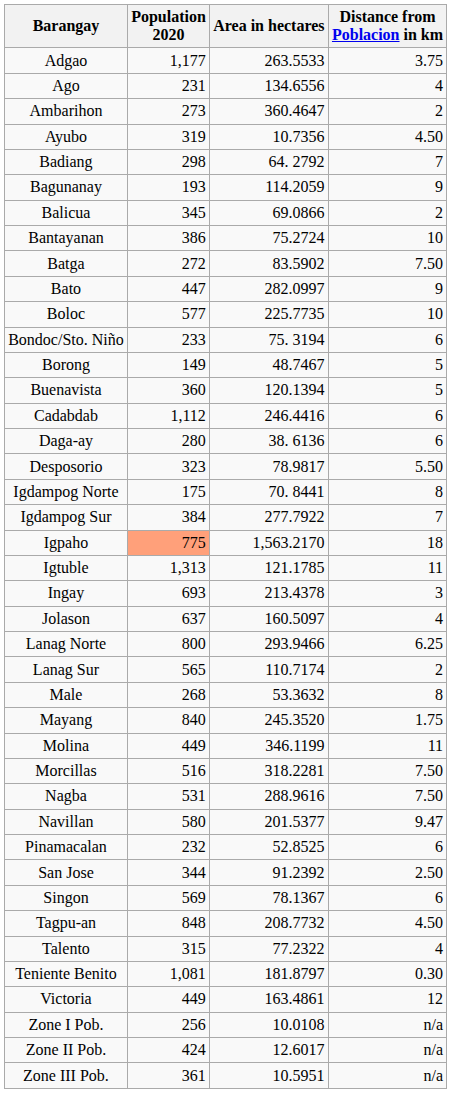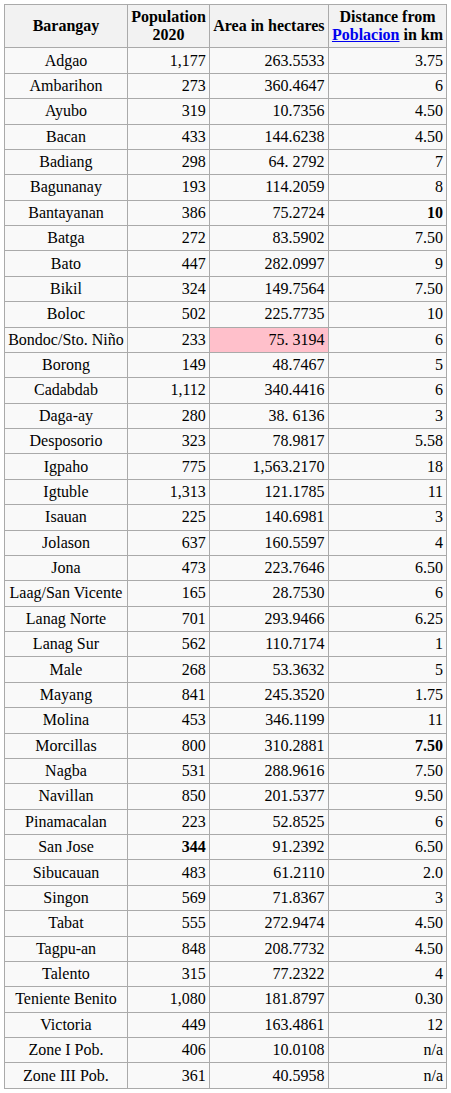- row: (66, 85)
(439, 111) 2 -> (439, 85) 6
+ row: (66, 136)
(439, 187) 9 -> (439, 187) 8
- row: (66, 212)
(435, 238) normal -> (435, 212) bold
+ row: (66, 288)
(194, 314) 577 -> (194, 314) 502
(297, 339) no background -> (297, 339) pink background
- row: (66, 390)
(295, 415) 246.4416 -> (295, 390) 340.4416
(439, 441) 6 -> (439, 415) 3
(429, 466) 5.50 -> (429, 441) 5.58
- row: (66, 491)
- row: (66, 517)
(194, 542) lightsalmon background -> (194, 466) no background
- row: (66, 593)
+ row: (66, 517)
(295, 618) 160.5097 -> (295, 542) 160.5597
+ row: (66, 568)
+ row: (66, 593)
(194, 644) 800 -> (194, 618) 701
(194, 669) 565 -> (194, 644) 562
(439, 669) 2 -> (439, 644) 1
(439, 694) 8 -> (439, 669) 5
(194, 720) 840 -> (194, 694) 841
(194, 745) 449 -> (194, 720) 453
(194, 771) 516 -> (194, 745) 800
(295, 771) 318.2281 -> (295, 745) 310.2881
(429, 771) normal -> (429, 745) bold
(194, 821) 580 -> (194, 796) 850
(429, 821) 9.47 -> (429, 796) 9.50
(194, 847) 232 -> (194, 821) 223
(194, 872) normal -> (194, 847) bold
(429, 872) 2.50 -> (429, 847) 6.50
+ row: (66, 872)
(299, 897) 78.1367 -> (299, 897) 71.8367
(439, 897) 6 -> (439, 897) 3
+ row: (66, 923)
(188, 974) 1,081 -> (188, 999) 1,080
(194, 1024) 256 -> (194, 1050) 406
- row: (66, 1050)
(299, 1075) 10.5951 -> (299, 1075) 40.5958
